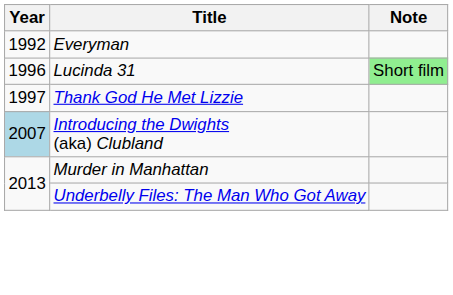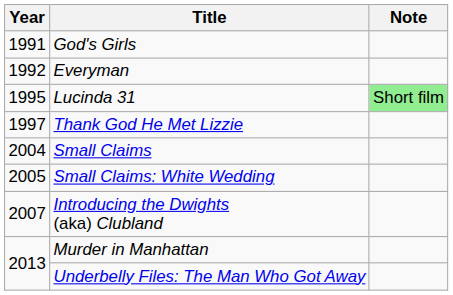+ row: (95, 44)
(27, 71) 1996 -> (27, 97) 1995
+ row: (103, 151)
+ row: (164, 177)
(27, 133) lightblue background -> (27, 213) no background
